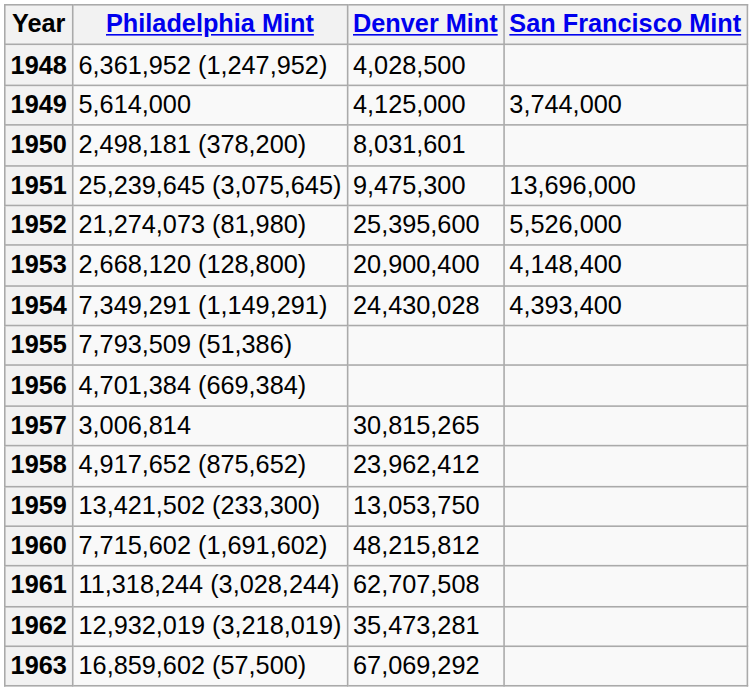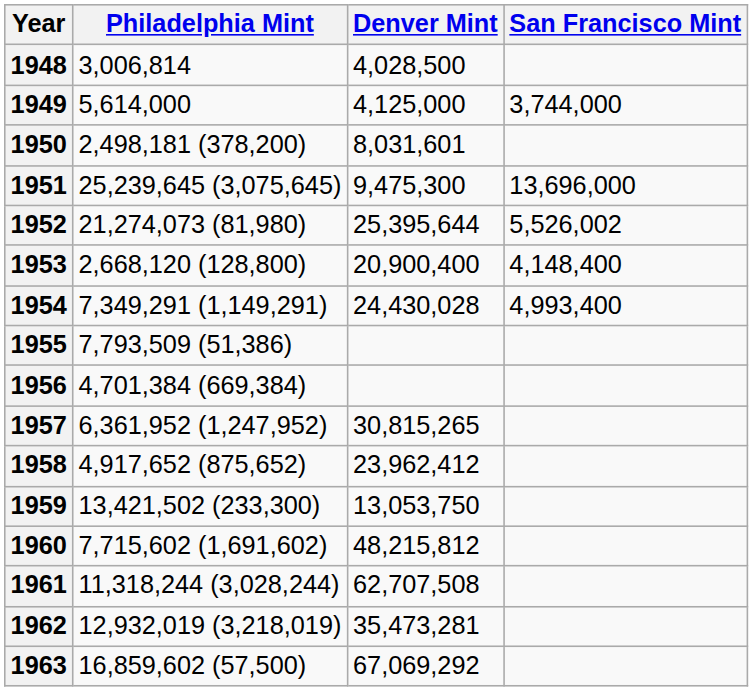(203, 64) 6,361,952 (1,247,952) -> (135, 64) 3,006,814
(416, 225) 25,395,600 -> (416, 225) 25,395,644
(566, 225) 5,526,000 -> (566, 225) 5,526,002
(566, 305) 4,393,400 -> (566, 305) 4,993,400
(135, 425) 3,006,814 -> (203, 425) 6,361,952 (1,247,952)
